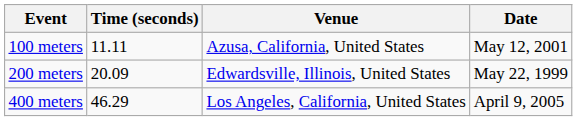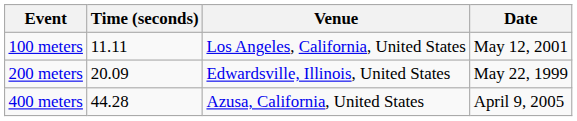(315, 46) Azusa, California, United States -> (336, 46) Los Angeles, California, United States
(110, 102) 46.29 -> (110, 102) 44.28
(336, 102) Los Angeles, California, United States -> (315, 102) Azusa, California, United States
